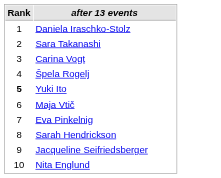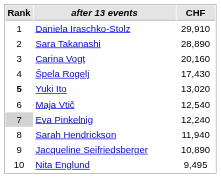+ column: (196, 13)
(19, 120) no background -> (19, 120) lightgrey background
